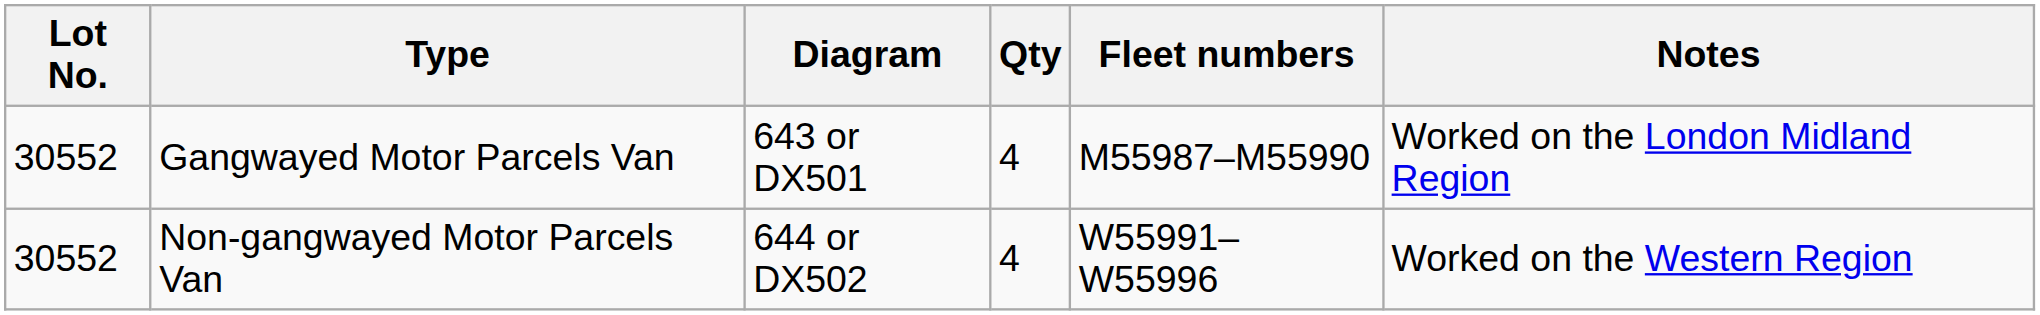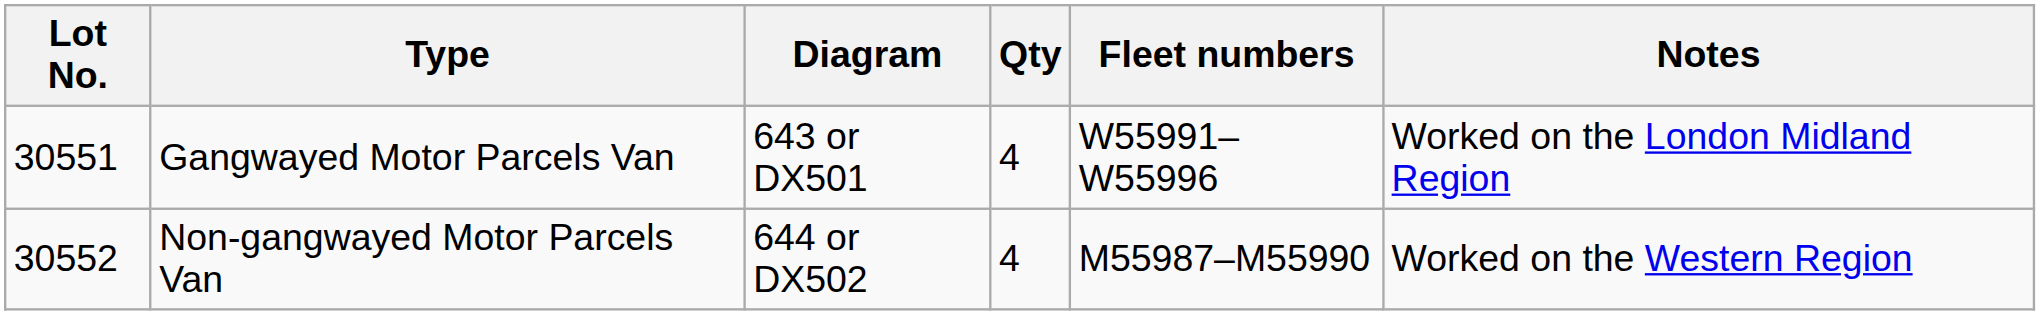(66, 156) 30552 -> (66, 156) 30551
(1224, 156) M55987–M55990 -> (1159, 156) W55991–W55996
(1159, 258) W55991–W55996 -> (1224, 258) M55987–M55990
